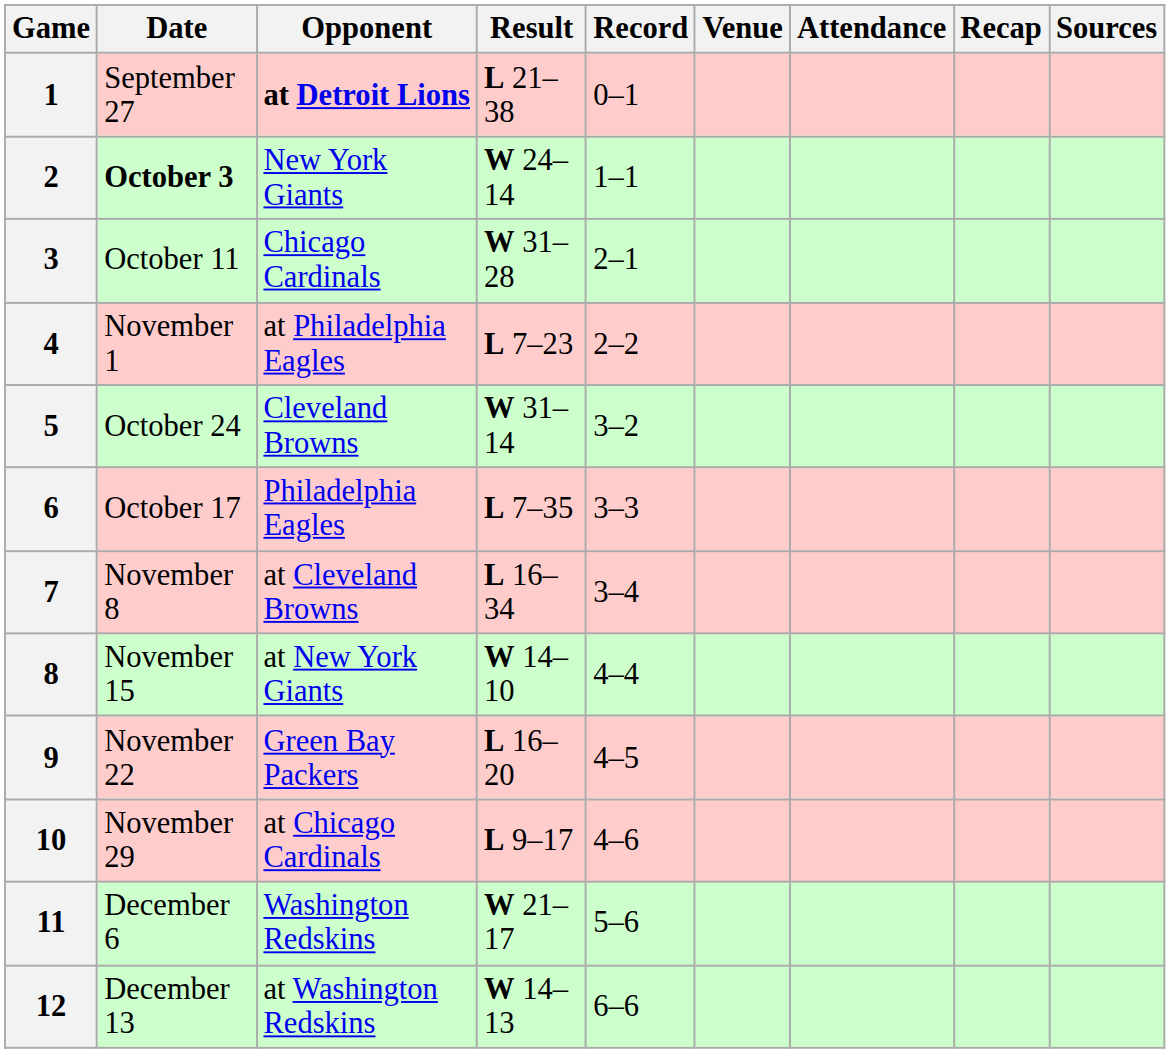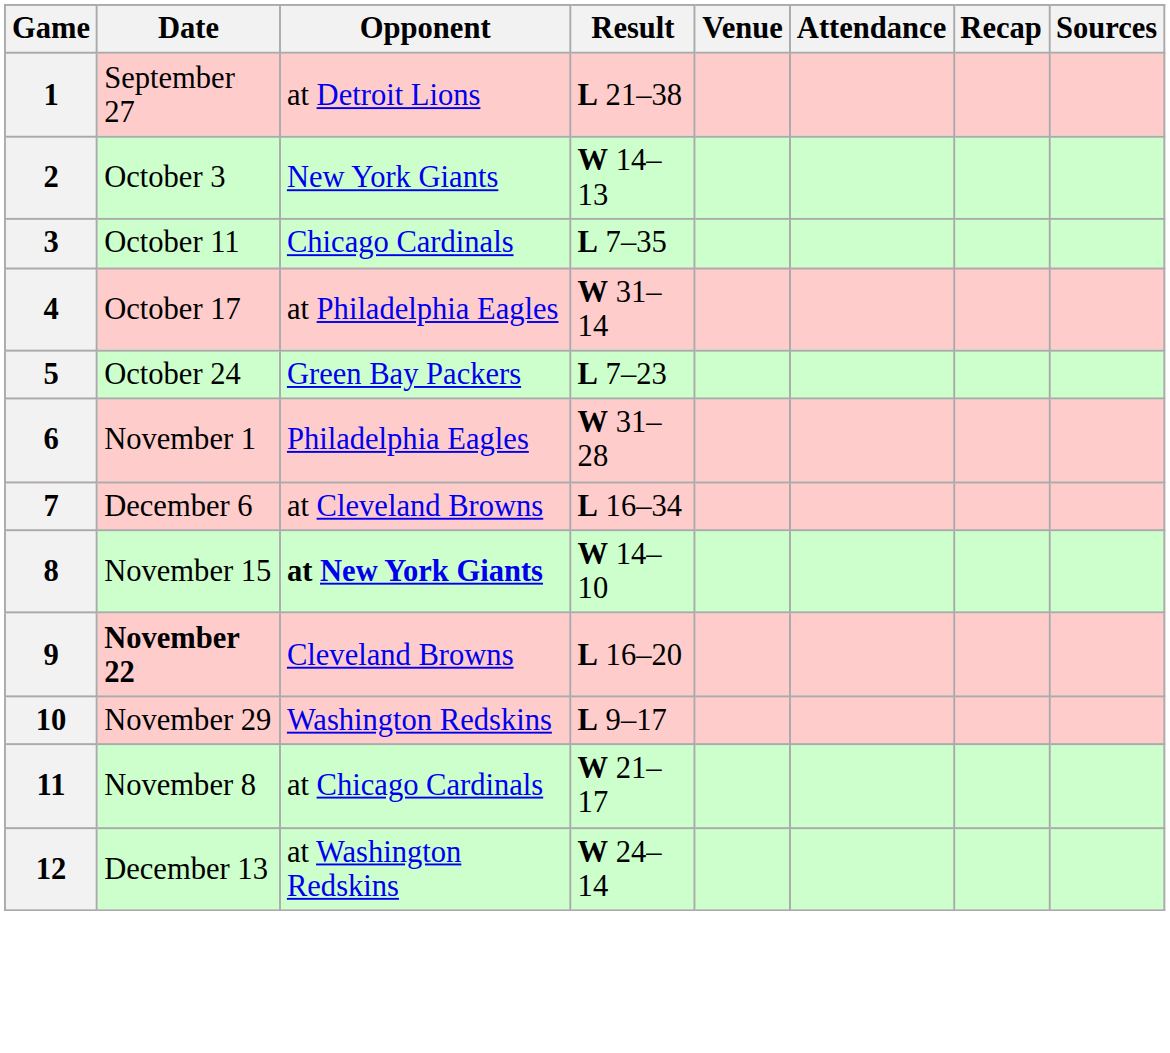- column: (641, 28)
(367, 94) bold -> (384, 94) normal
(169, 177) bold -> (165, 177) normal
(526, 177) W 24–14 -> (620, 177) W 14–13
(526, 260) W 31–28 -> (622, 242) L 7–35
(169, 342) November 1 -> (172, 308) October 17
(529, 342) L 7–23 -> (620, 308) W 31–14
(325, 425) Cleveland Browns -> (404, 374) Green Bay Packers
(526, 425) W 31–14 -> (622, 374) L 7–23
(172, 508) October 17 -> (180, 439) November 1
(529, 508) L 7–35 -> (620, 439) W 31–28
(169, 591) November 8 -> (178, 505) December 6
(340, 674) normal -> (415, 571) bold
(169, 757) normal -> (172, 654) bold
(329, 757) Green Bay Packers -> (400, 654) Cleveland Browns
(329, 840) at Chicago Cardinals -> (419, 719) Washington Redskins
(167, 922) December 6 -> (180, 785) November 8
(336, 922) Washington Redskins -> (415, 785) at Chicago Cardinals
(526, 1005) W 14–13 -> (620, 868) W 24–14
